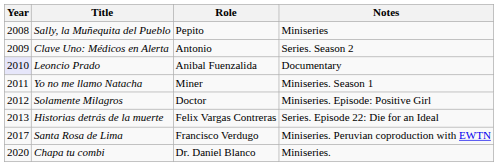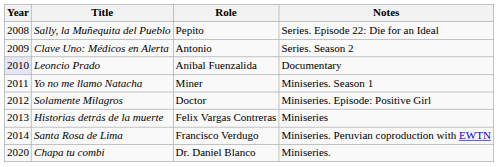(305, 30) Miniseries -> (360, 30) Series. Episode 22: Die for an Ideal
(360, 118) Series. Episode 22: Die for an Ideal -> (305, 118) Miniseries
(18, 135) 2017 -> (18, 135) 2014
